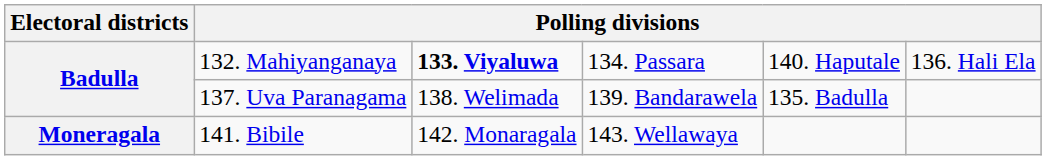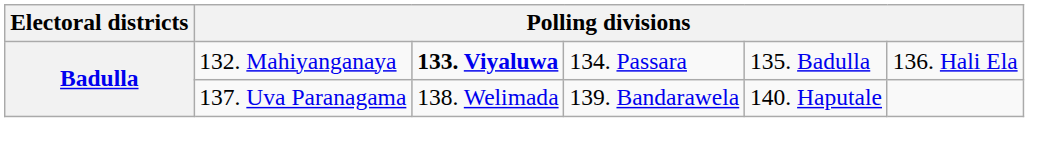(834, 60) 140. Haputale -> (810, 60) 135. Badulla
(828, 97) 135. Badulla -> (816, 97) 140. Haputale
- row: (252, 135)
